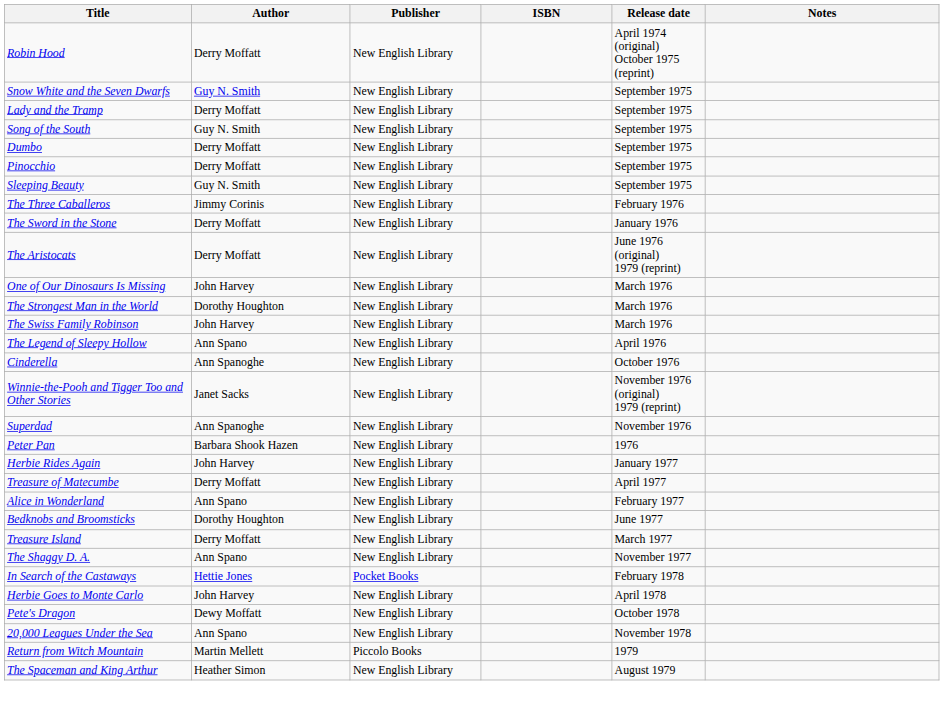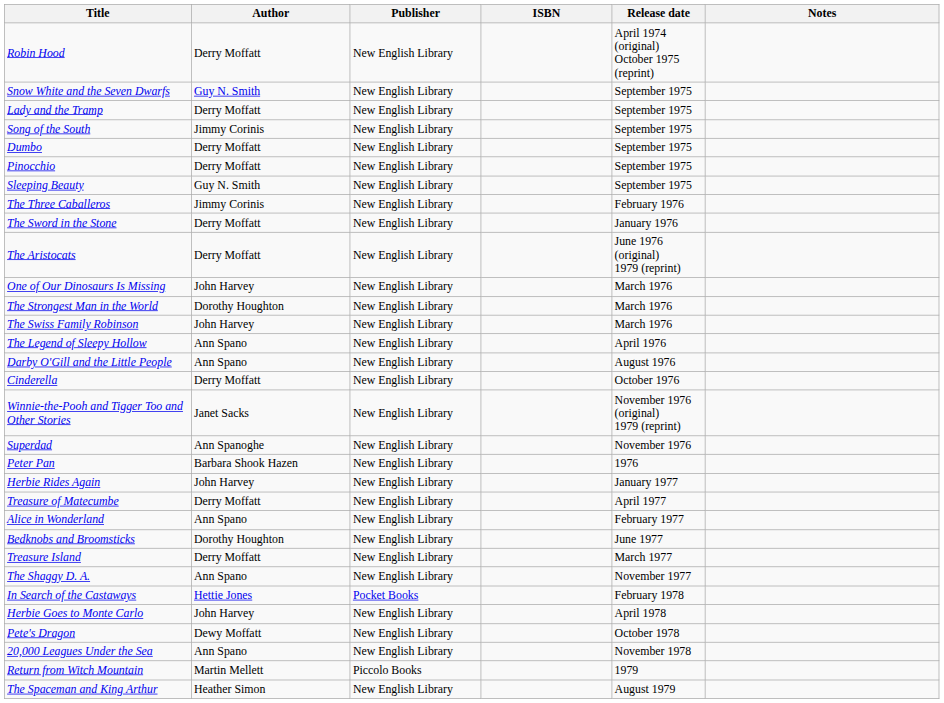(227, 128) Guy N. Smith -> (229, 128) Jimmy Corinis
+ row: (89, 362)
(229, 362) Ann Spanoghe -> (227, 380) Derry Moffatt
